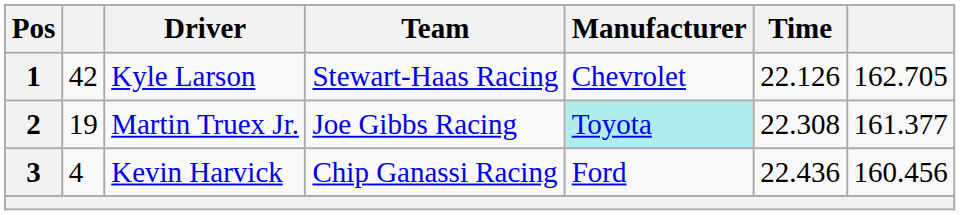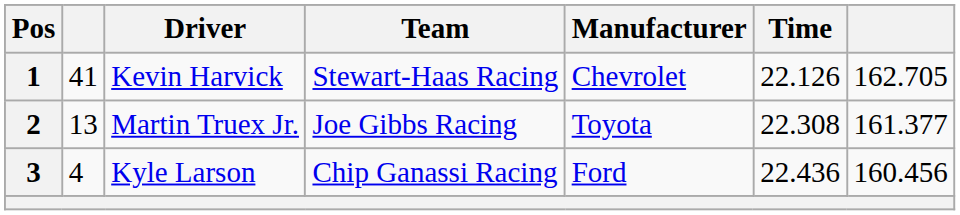(83, 76) 42 -> (83, 76) 41
(183, 76) Kyle Larson -> (197, 76) Kevin Harvick
(83, 124) 19 -> (83, 124) 13
(612, 124) paleturquoise background -> (612, 124) no background
(197, 172) Kevin Harvick -> (183, 172) Kyle Larson
